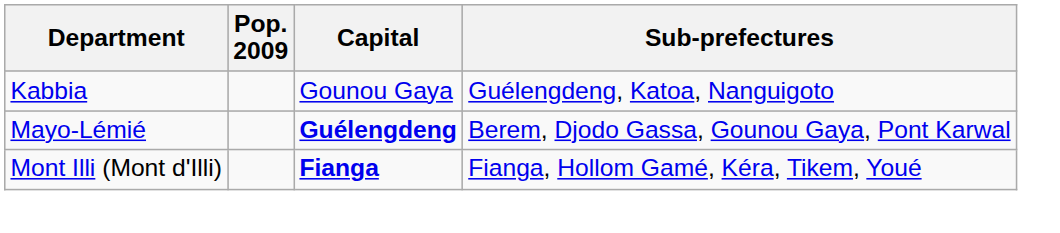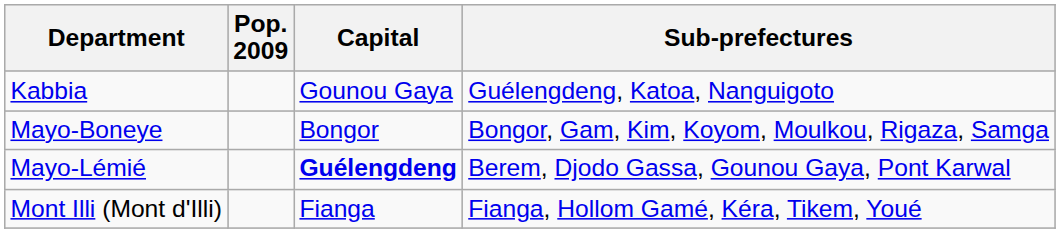+ row: (86, 129)
(339, 168) bold -> (337, 208) normal
